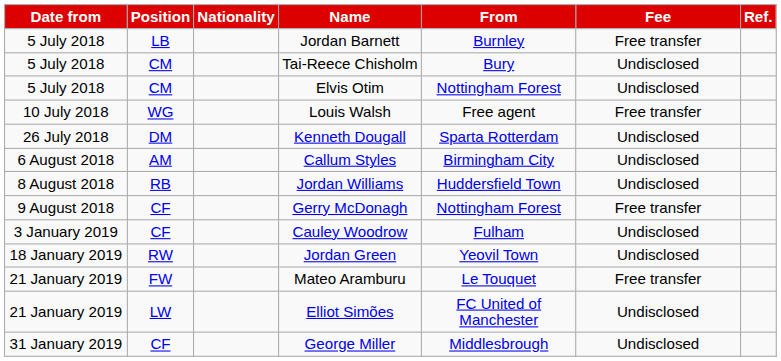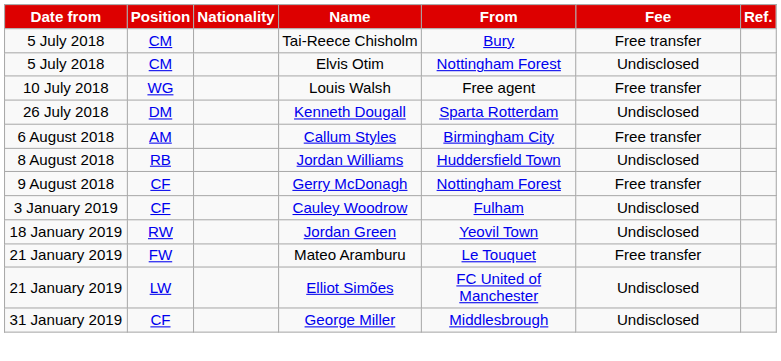- row: (350, 41)
(658, 65) Undisclosed -> (658, 41) Free transfer
(658, 160) Undisclosed -> (658, 136) Free transfer
